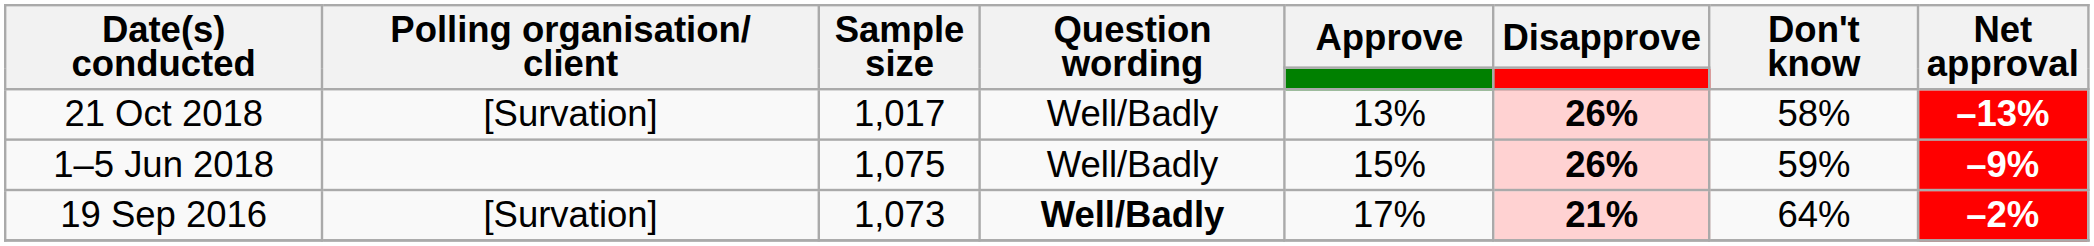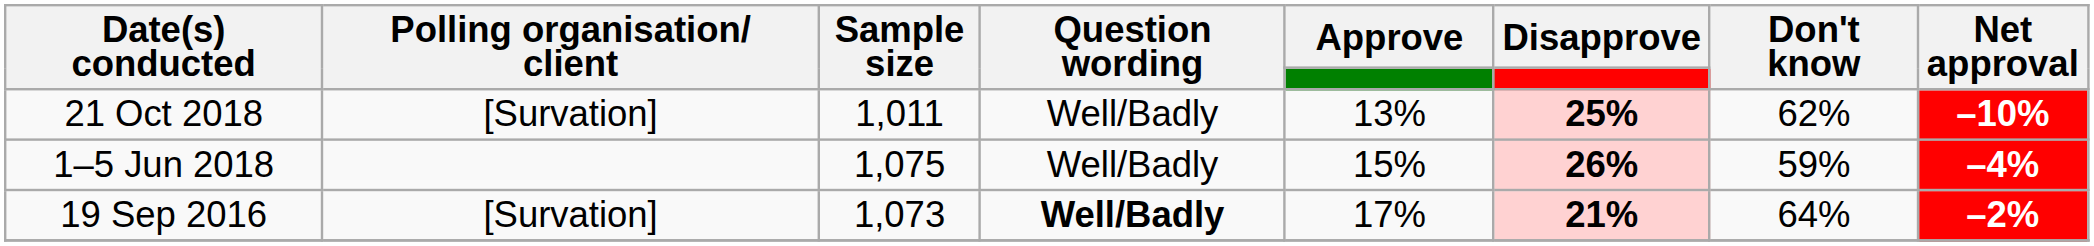(900, 114) 1,017 -> (900, 114) 1,011
(1602, 114) 26% -> (1602, 114) 25%
(1814, 114) 58% -> (1814, 114) 62%
(2003, 114) –13% -> (2003, 114) –10%
(2003, 164) –9% -> (2003, 164) –4%
